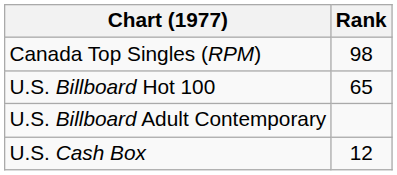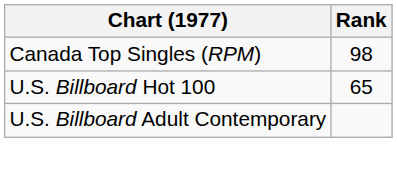- row: (78, 152)
